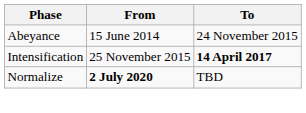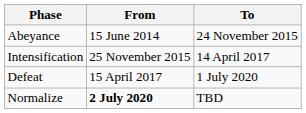(234, 56) bold -> (233, 56) normal
+ row: (25, 77)
